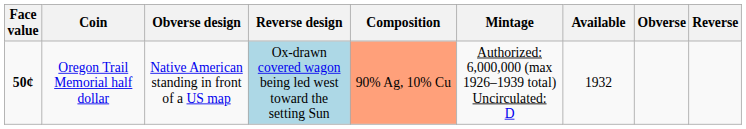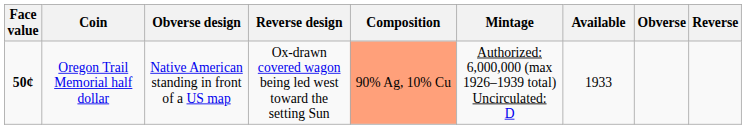(299, 82) lightblue background -> (299, 82) no background
(599, 82) 1932 -> (599, 82) 1933
